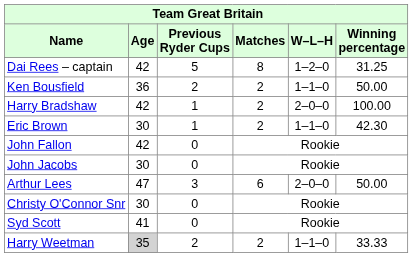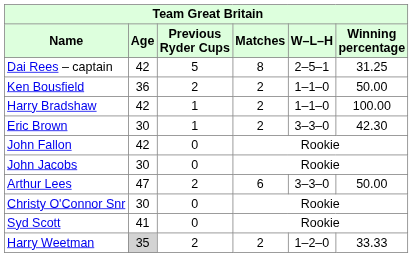(312, 67) 1–2–0 -> (312, 67) 2–5–1
(312, 106) 2–0–0 -> (312, 106) 1–1–0
(312, 125) 1–1–0 -> (312, 125) 3–3–0
(195, 184) 3 -> (195, 184) 2
(312, 184) 2–0–0 -> (312, 184) 3–3–0
(312, 242) 1–1–0 -> (312, 242) 1–2–0
